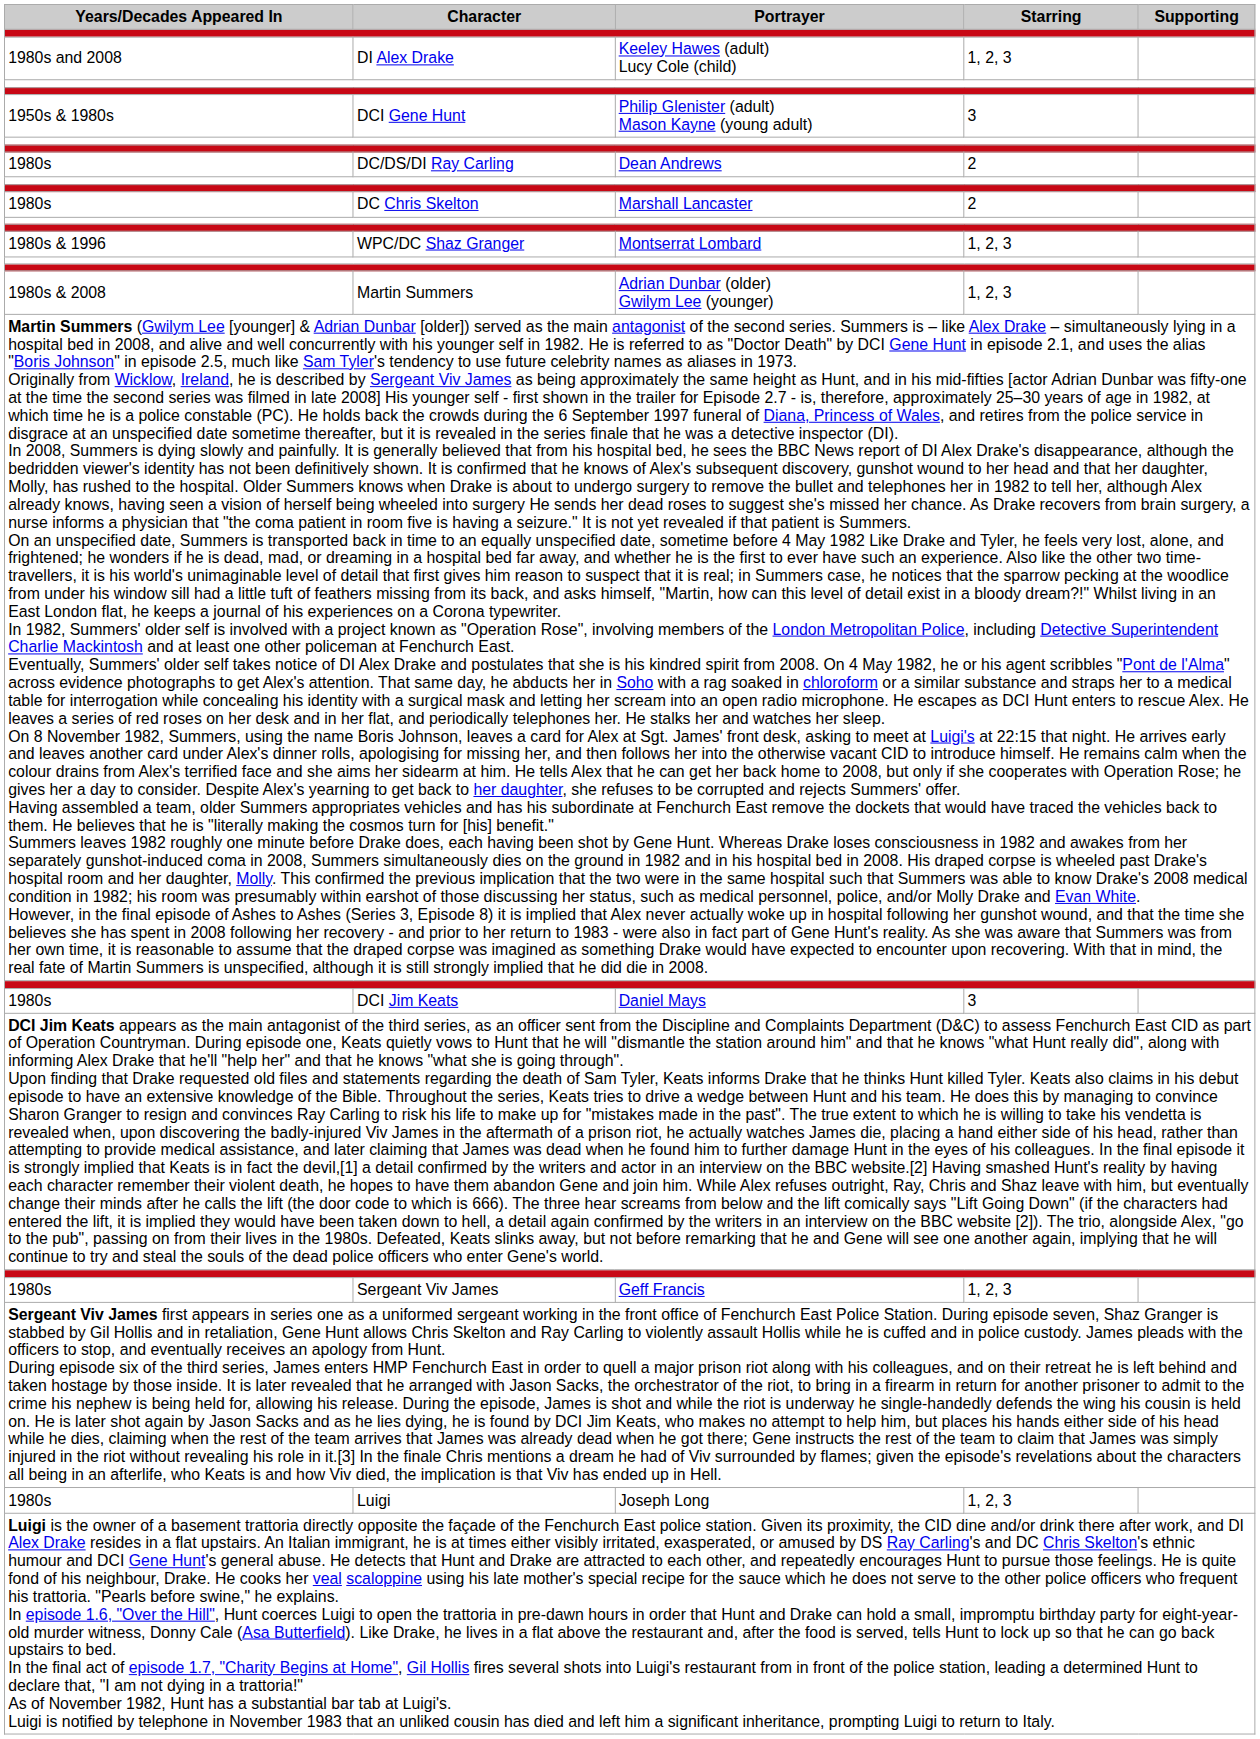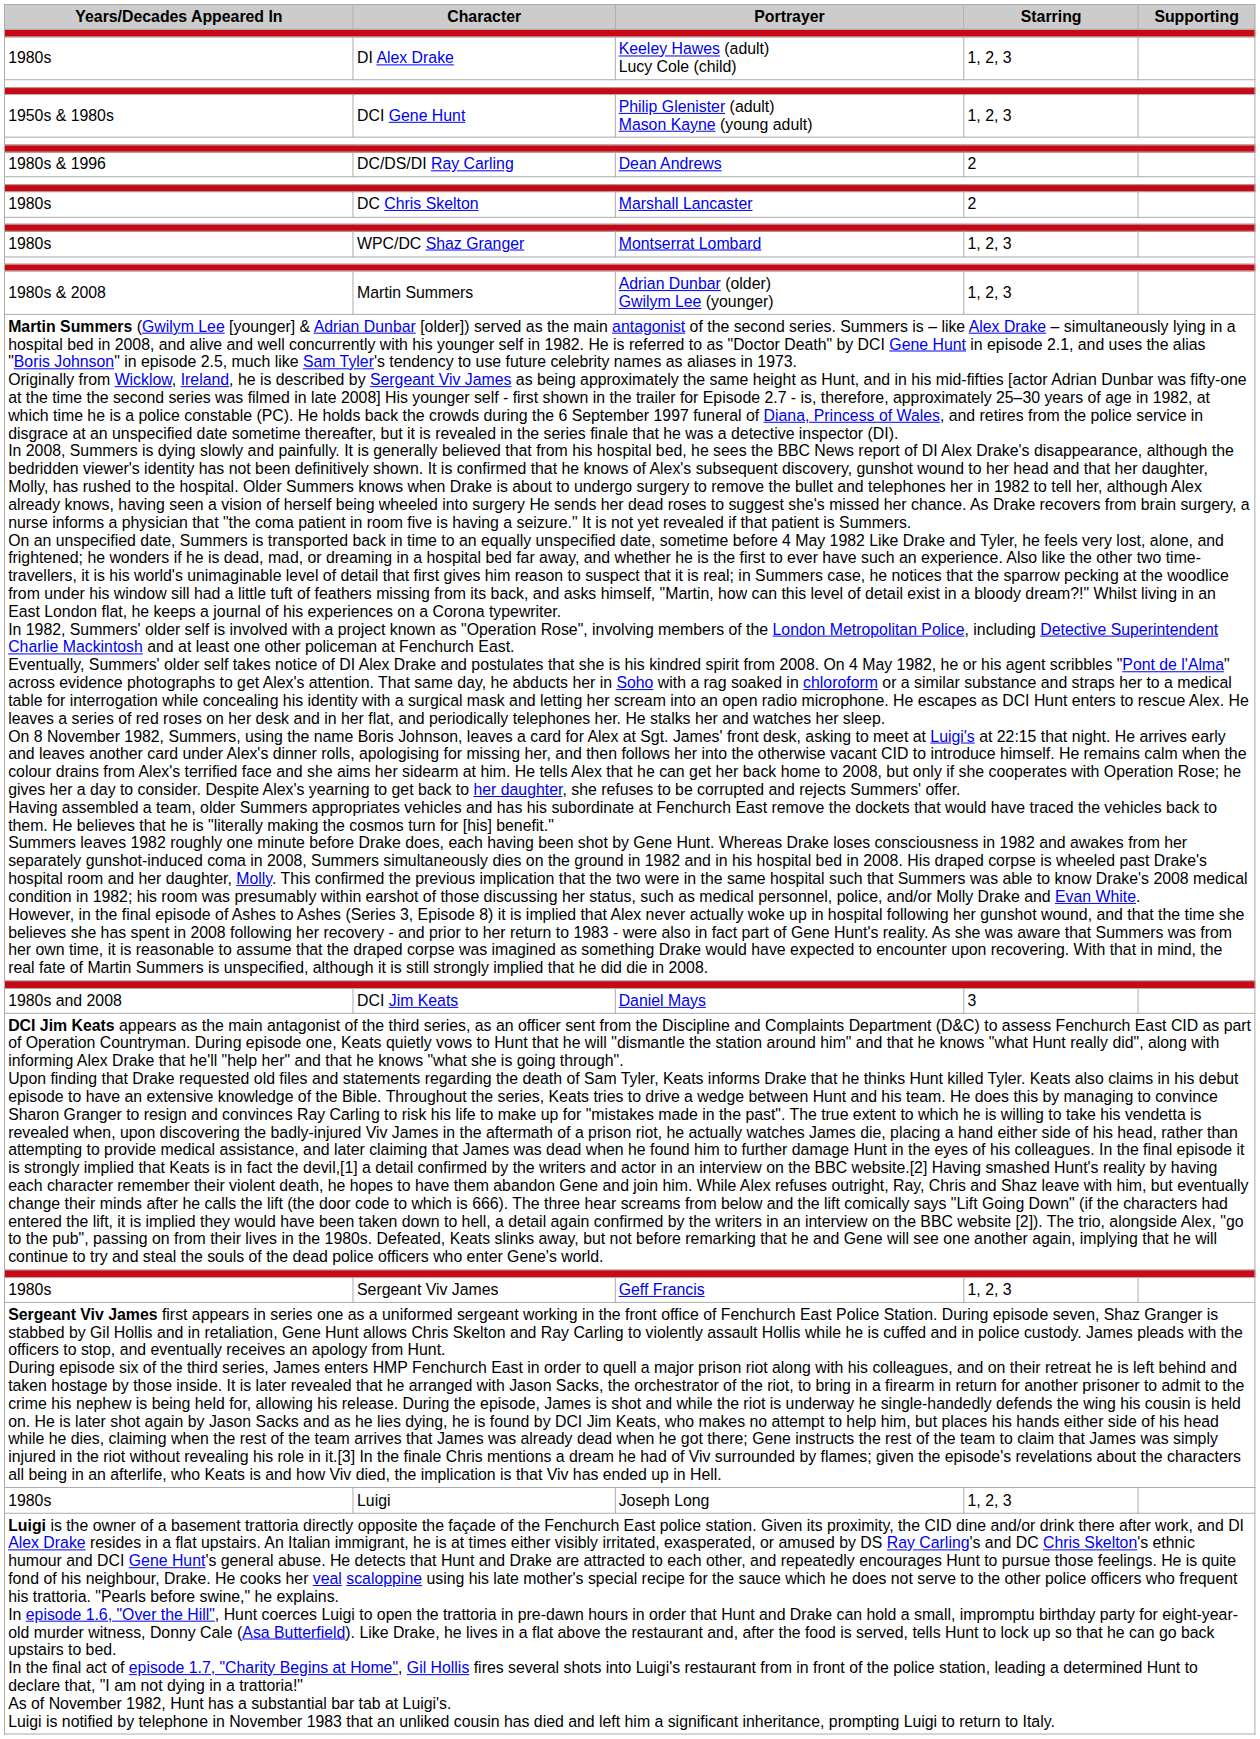(65, 58) 1980s and 2008 -> (30, 58) 1980s
(972, 115) 3 -> (990, 115) 1, 2, 3
(30, 164) 1980s -> (57, 164) 1980s & 1996
(57, 244) 1980s & 1996 -> (30, 244) 1980s
(30, 1000) 1980s -> (65, 1000) 1980s and 2008
